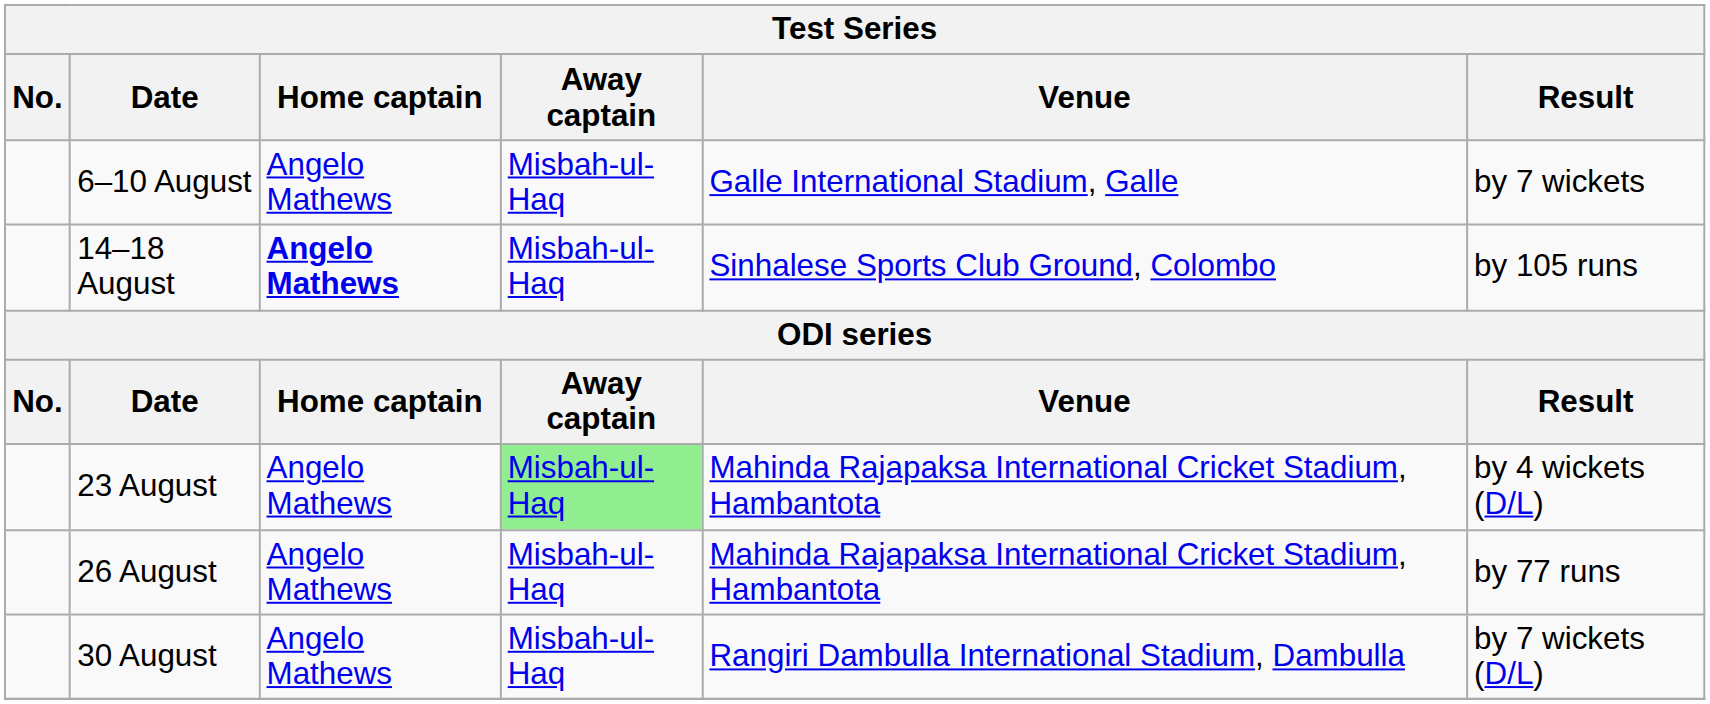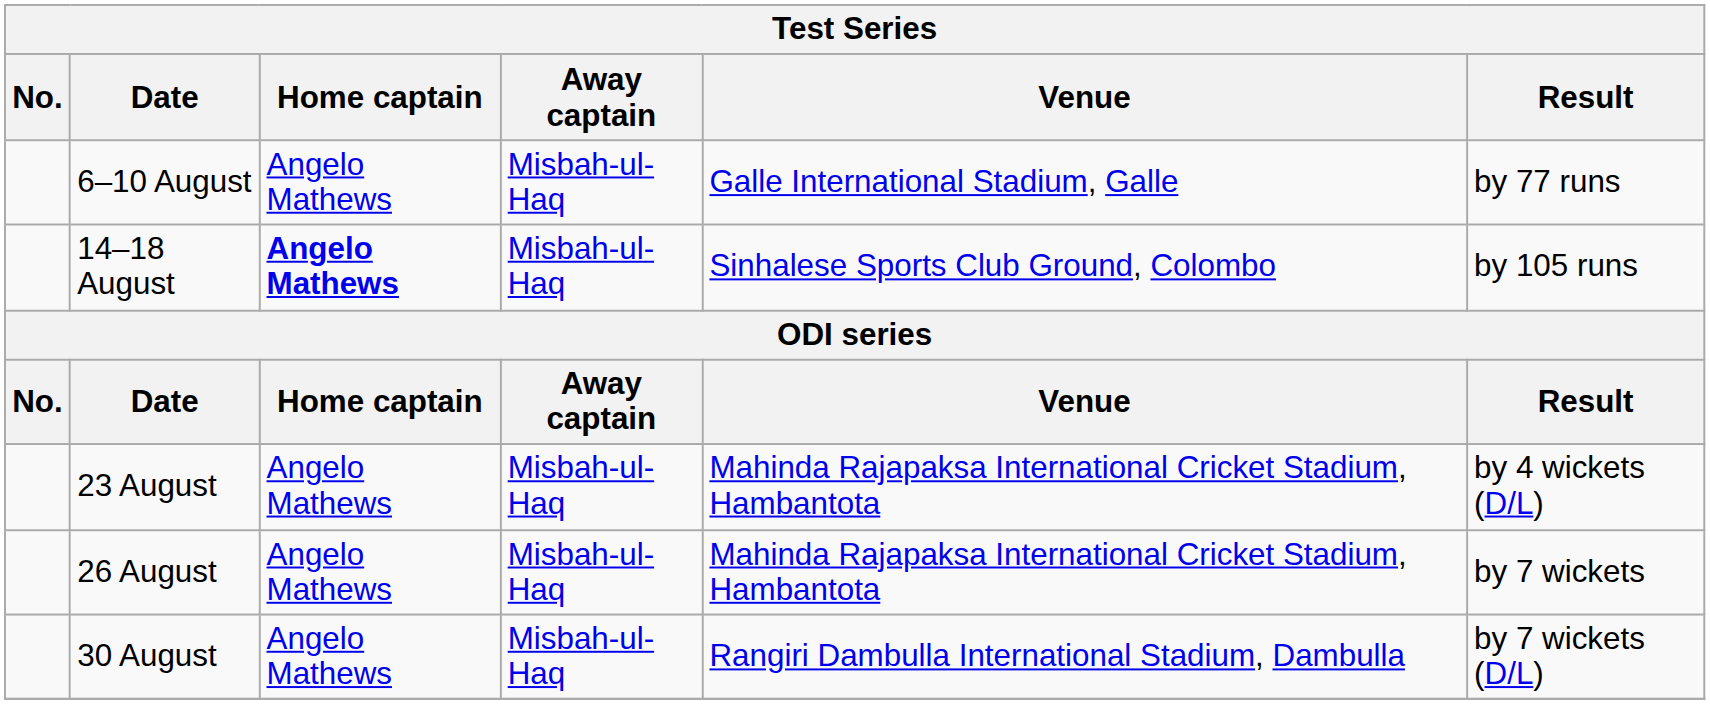(1559, 181) by 7 wickets -> (1547, 181) by 77 runs
(581, 486) lightgreen background -> (581, 486) no background
(1547, 571) by 77 runs -> (1559, 571) by 7 wickets
